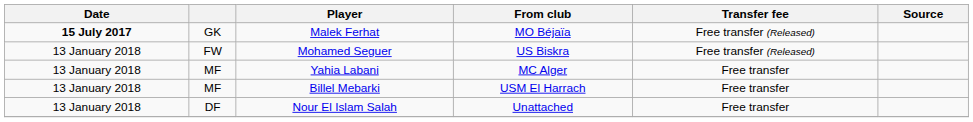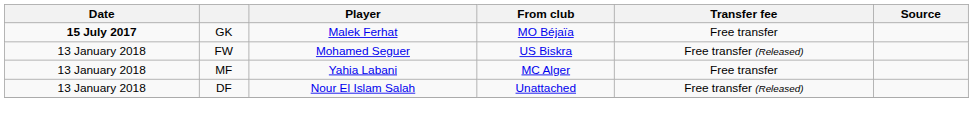(755, 32) Free transfer (Released) -> (744, 32) Free transfer
- row: (345, 88)
(755, 107) Free transfer -> (744, 88) Free transfer (Released)
